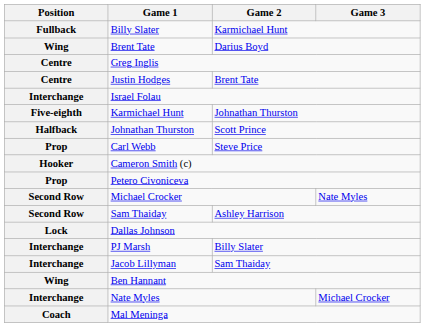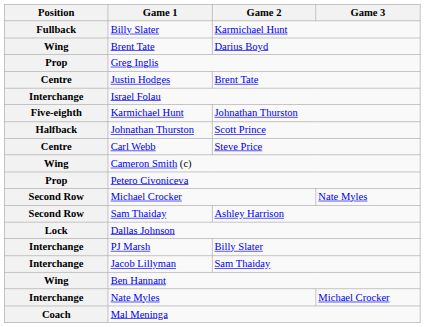(56, 63) Centre -> (56, 63) Prop
(56, 146) Prop -> (56, 146) Centre
(56, 163) Hooker -> (56, 163) Wing
